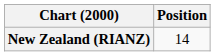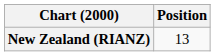(182, 39) 14 -> (182, 39) 13
